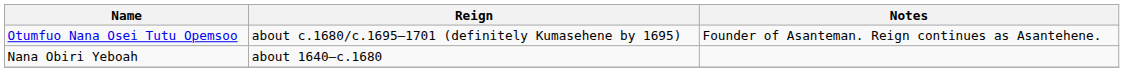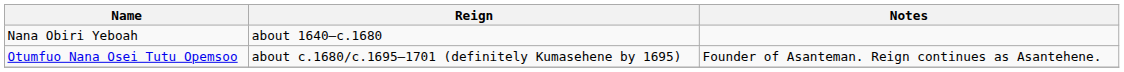rows swapped: (73, 56) <-> (123, 36)
